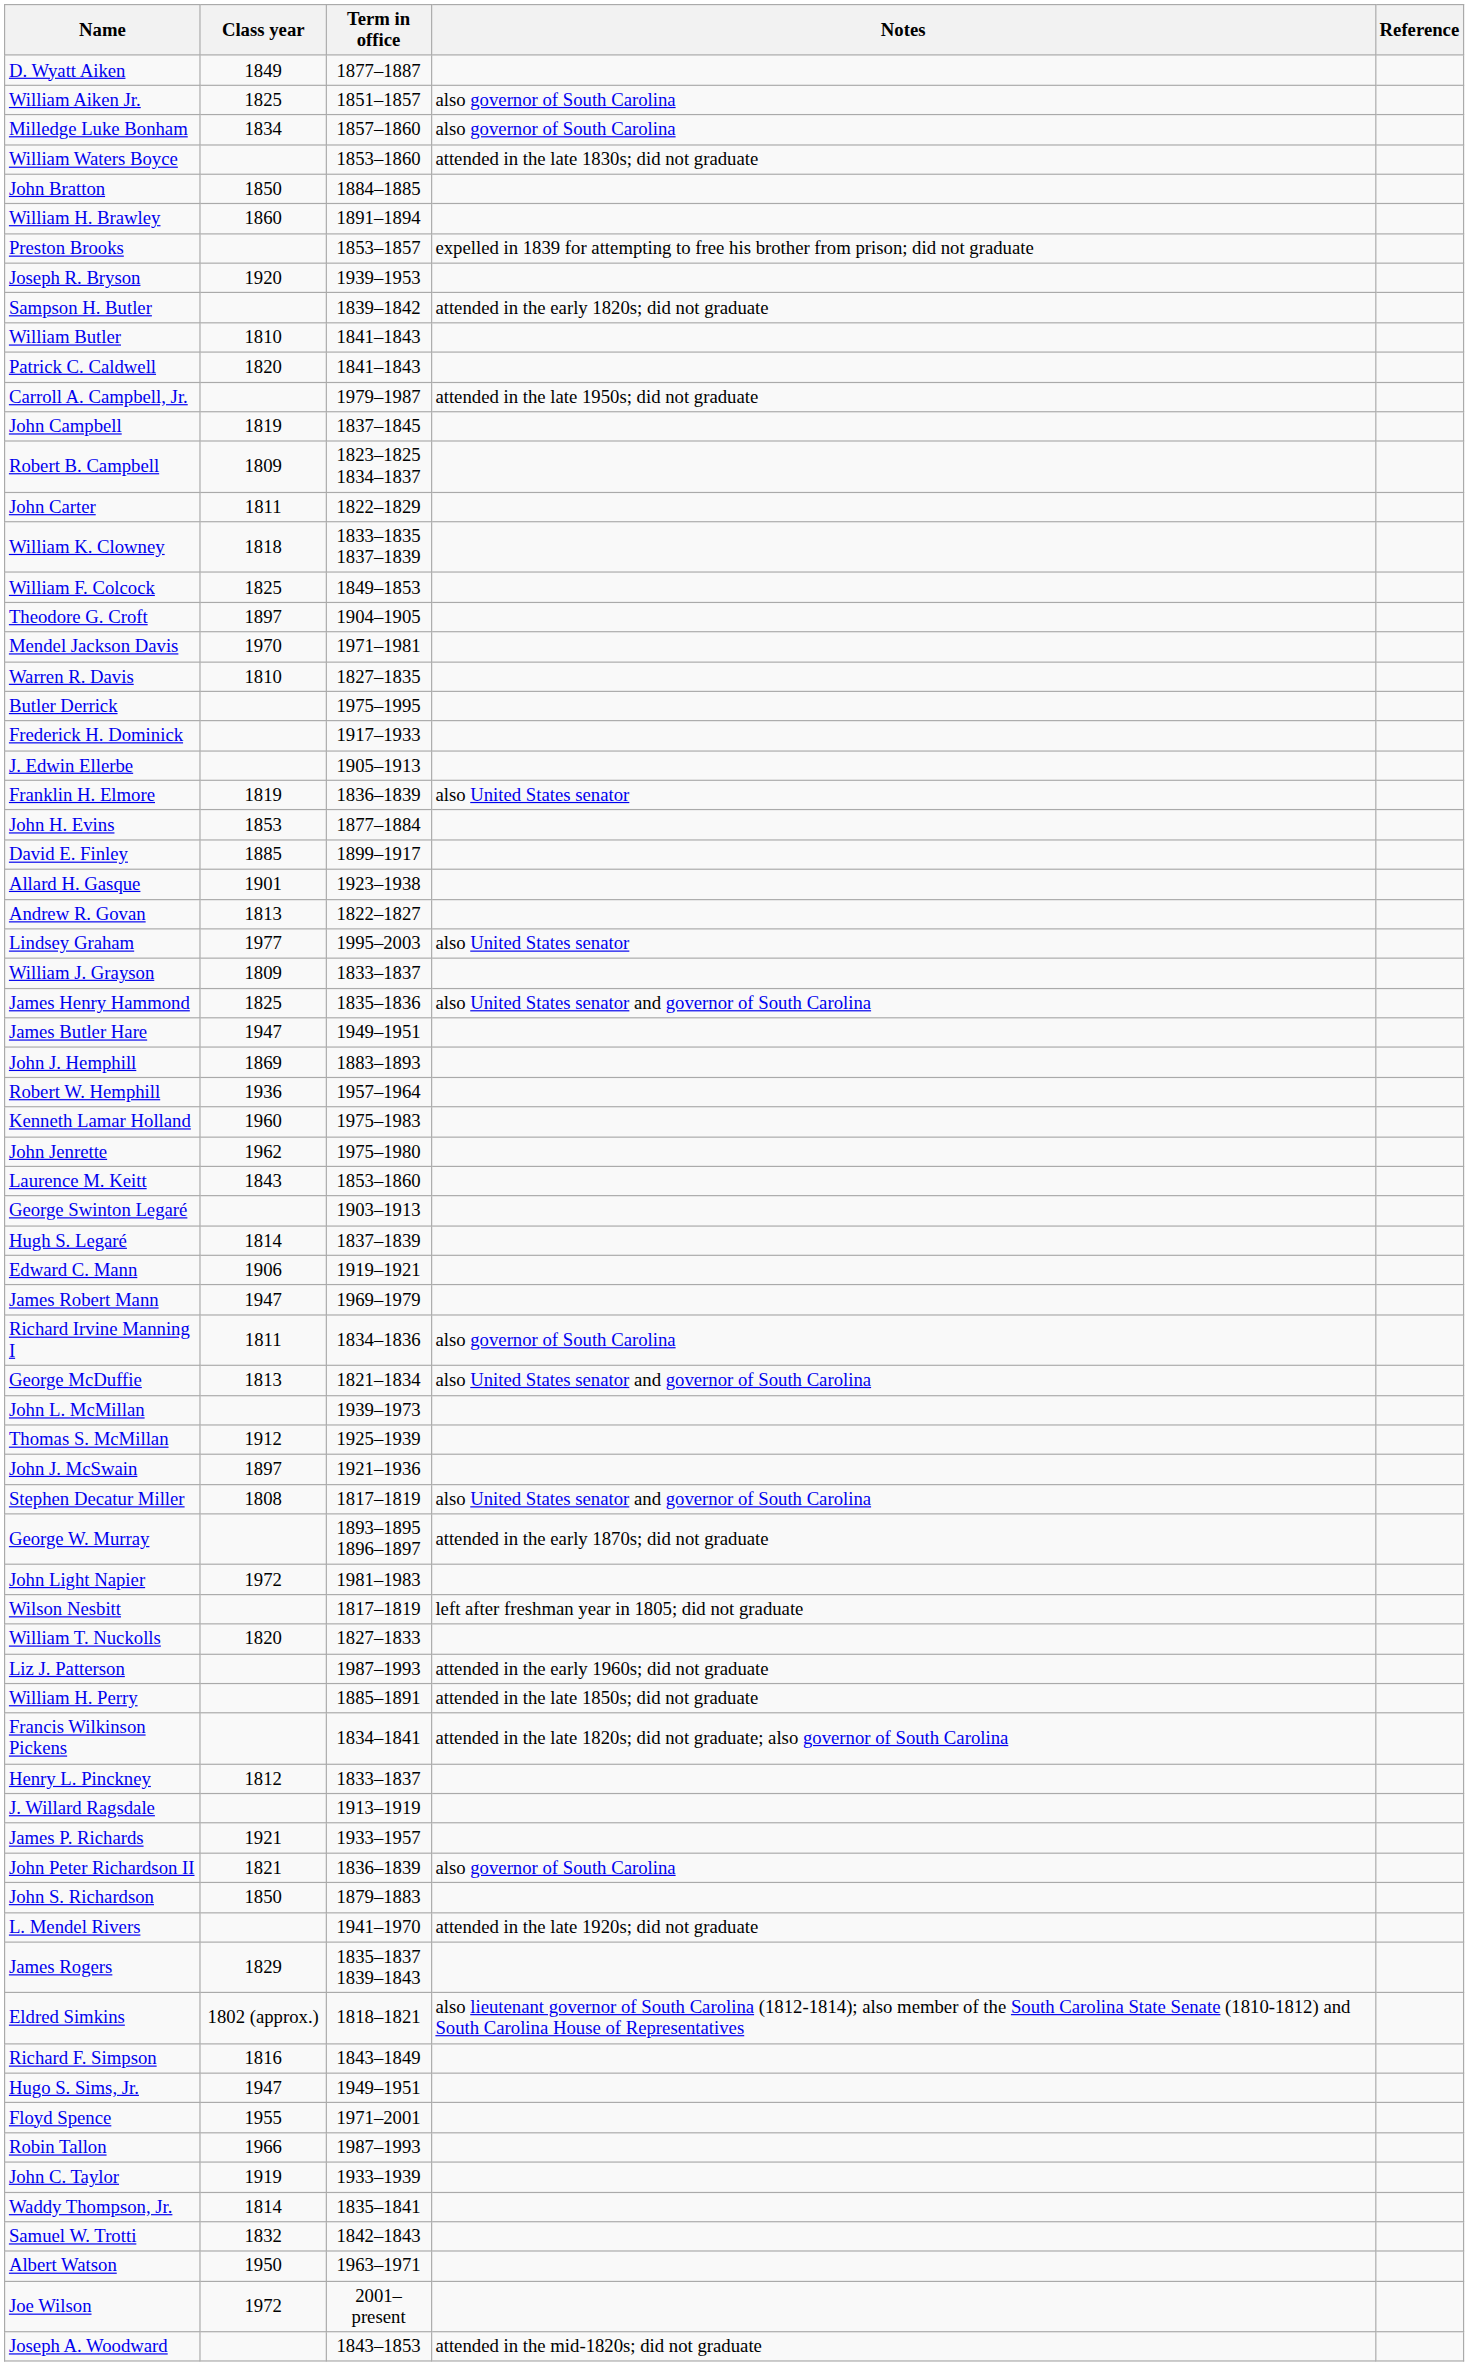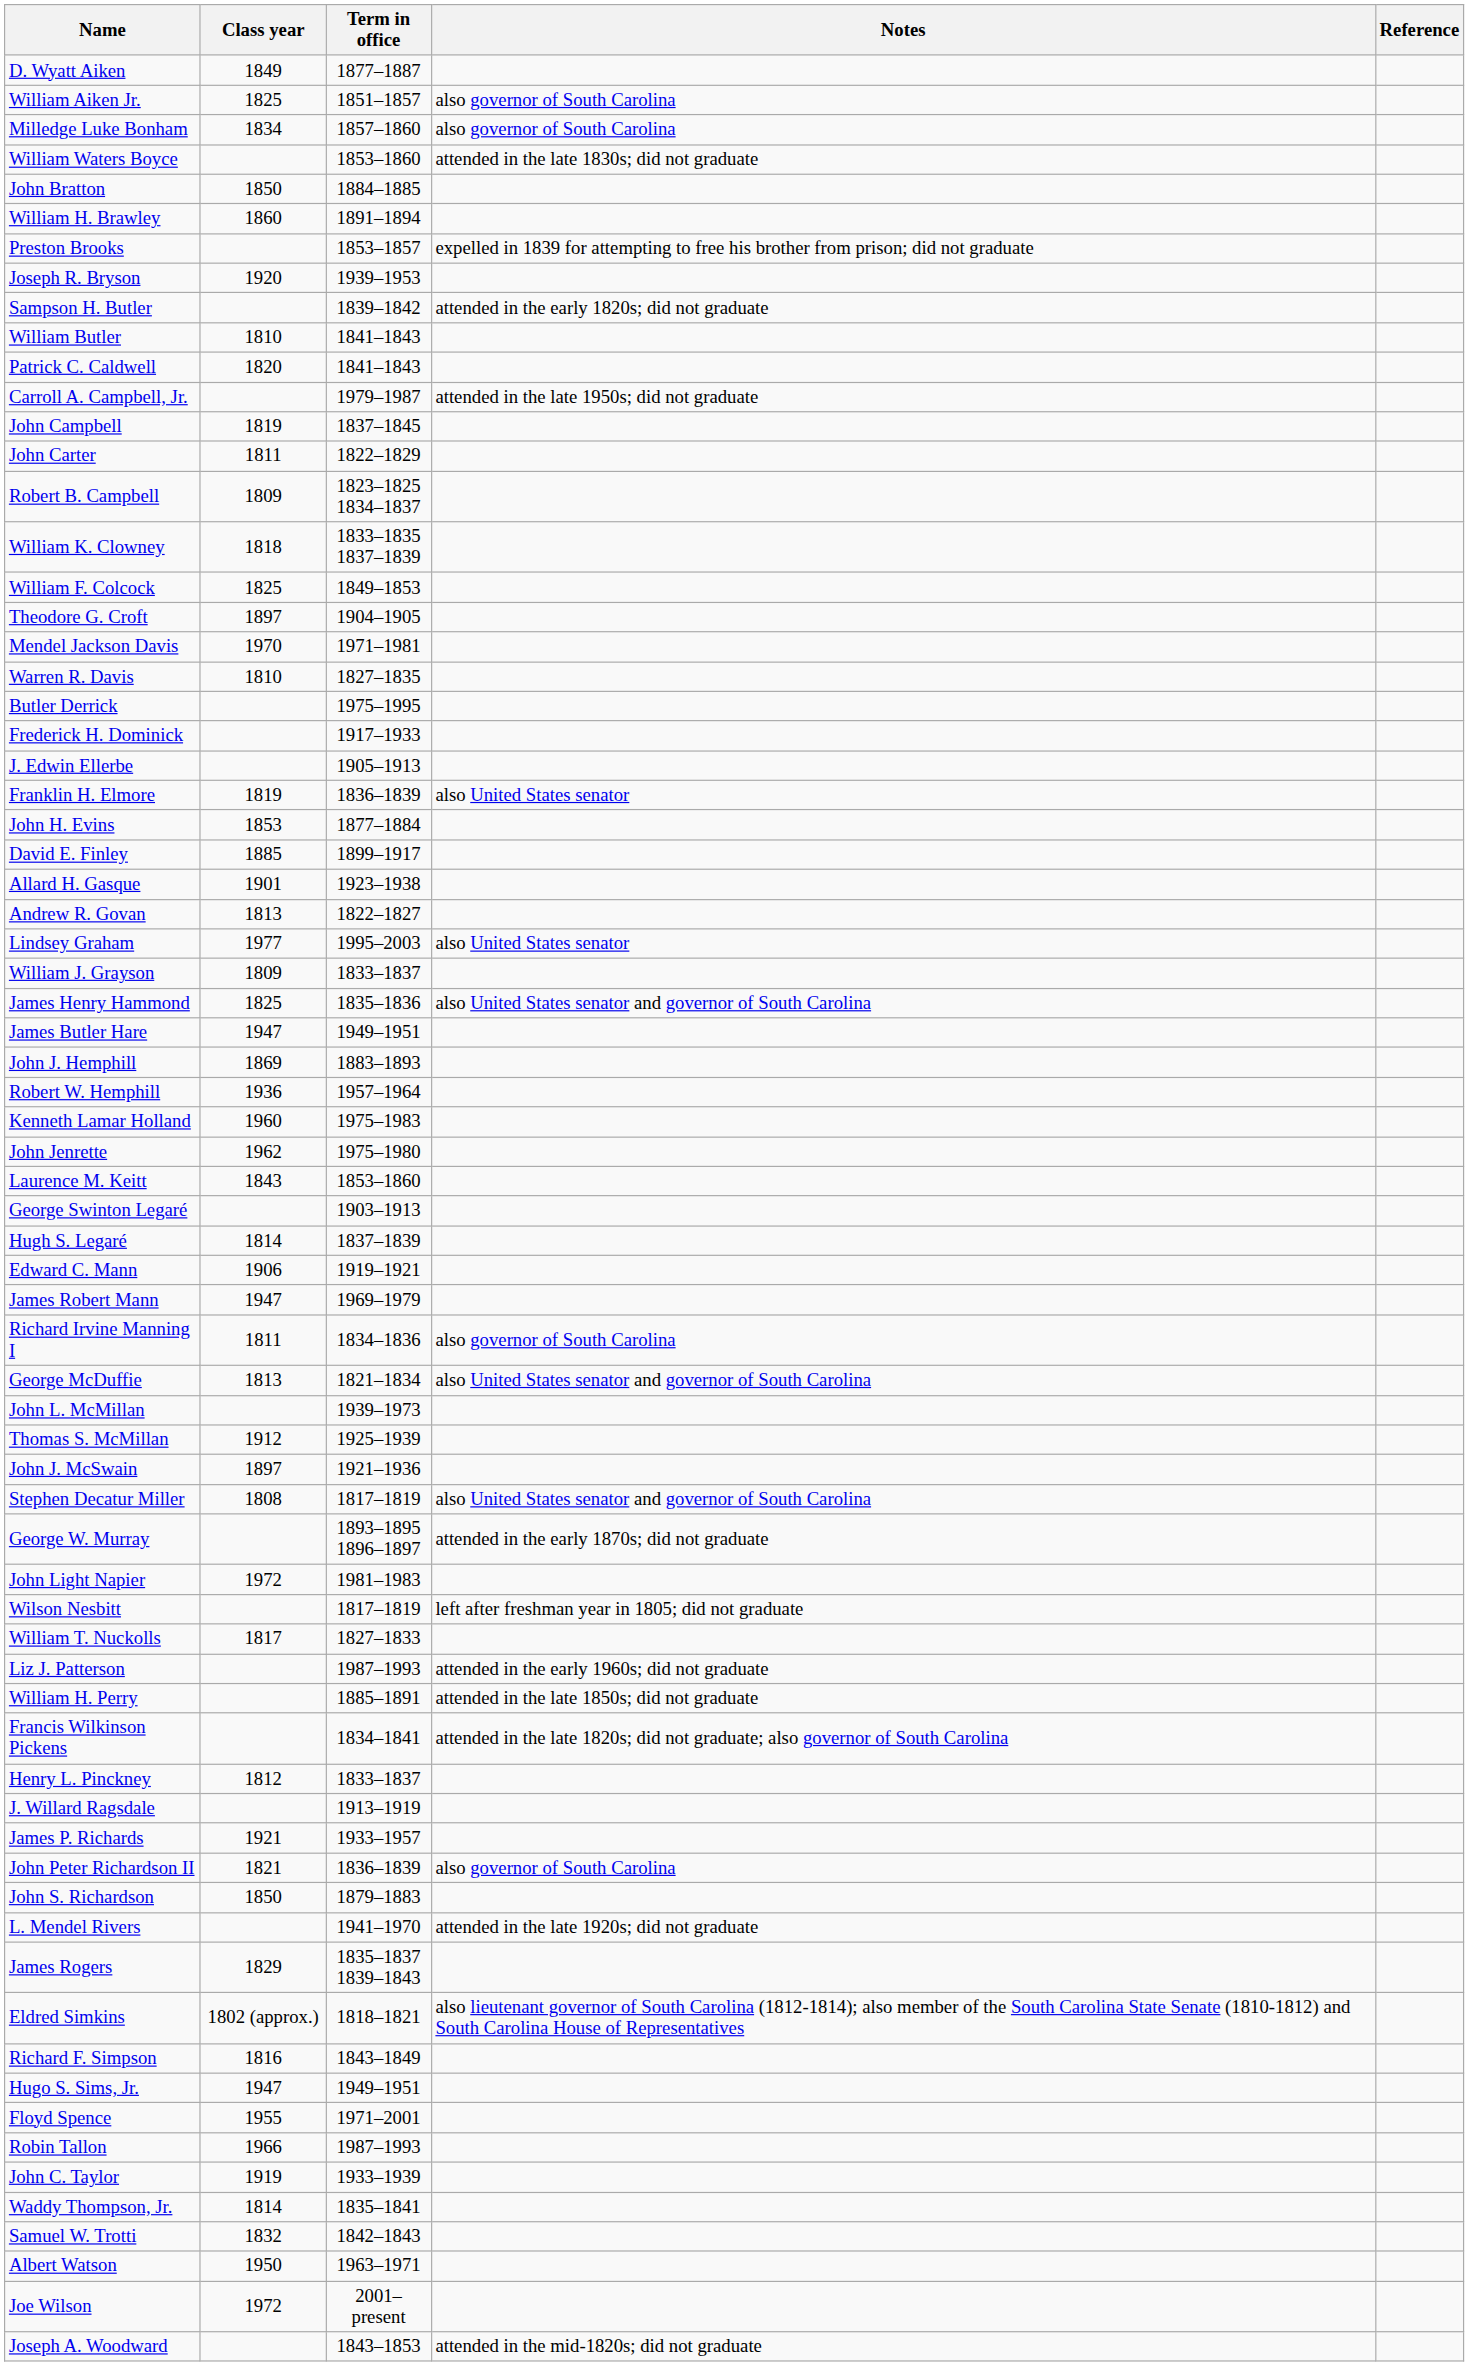rows swapped: (84, 466) <-> (52, 506)
(263, 1638) 1820 -> (263, 1638) 1817
